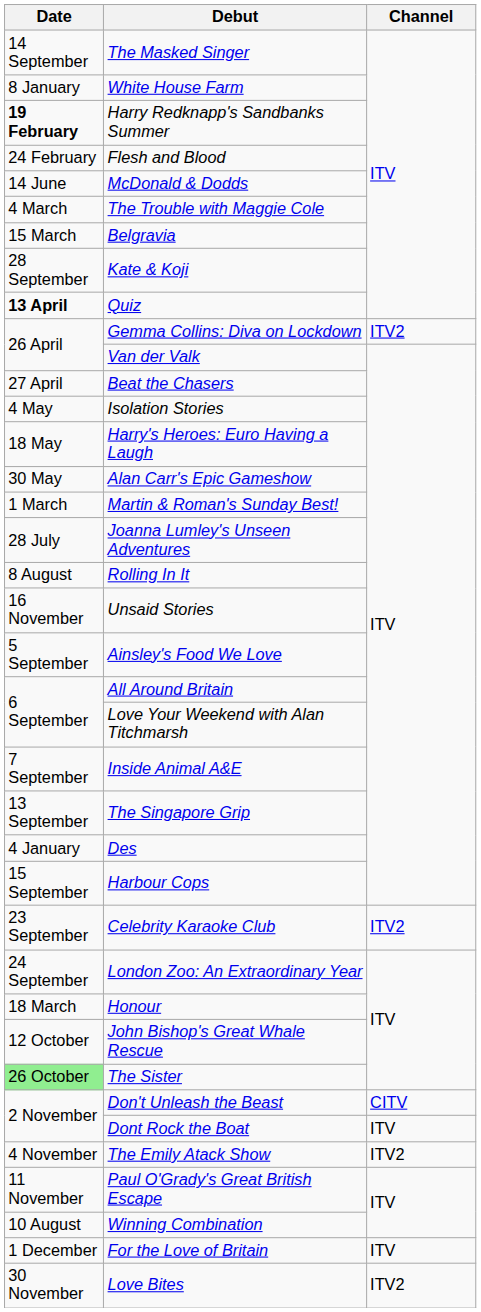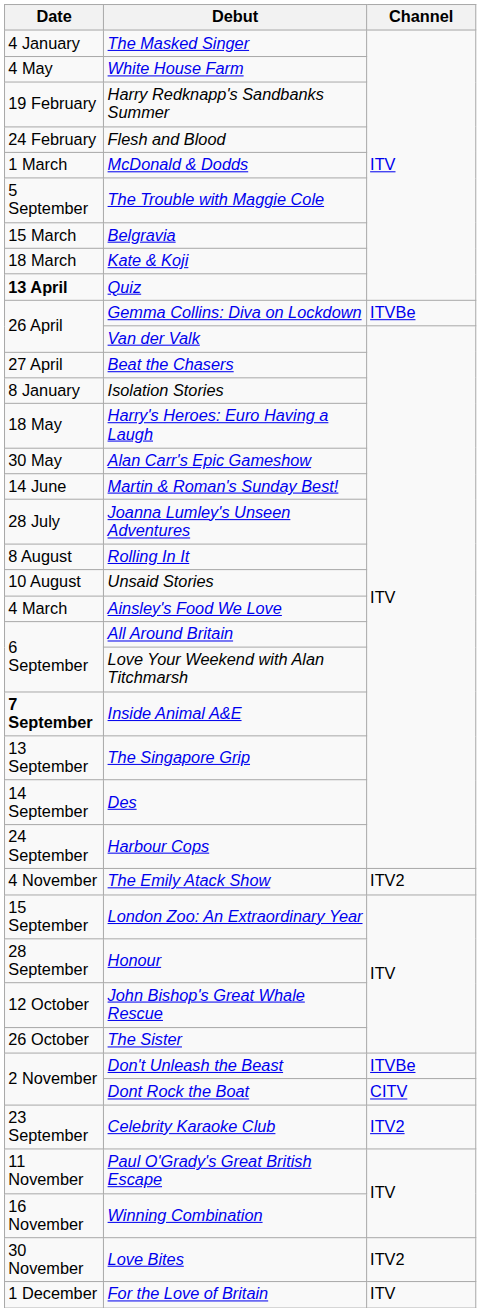(48, 52) 14 September -> (44, 43) 4 January
(44, 87) 8 January -> (30, 69) 4 May
(43, 122) bold -> (52, 104) normal
(37, 183) 14 June -> (38, 165) 1 March
(38, 209) 4 March -> (48, 200) 5 September
(48, 270) 28 September -> (42, 261) 18 March
(387, 331) ITV2 -> (393, 312) ITVBe
(30, 408) 4 May -> (44, 390) 8 January
(38, 505) 1 March -> (37, 486) 14 June
(46, 610) 16 November -> (45, 582) 10 August
(48, 654) 5 September -> (38, 608) 4 March
(48, 768) normal -> (50, 713) bold
(44, 848) 4 January -> (48, 802) 14 September
(48, 883) 15 September -> (48, 846) 24 September
rows swapped: (192, 927) <-> (189, 1154)
(48, 971) 24 September -> (48, 916) 15 September
(42, 1006) 18 March -> (48, 960) 28 September
(49, 1076) lightgreen background -> (49, 1040) no background
(389, 1102) CITV -> (393, 1066) ITVBe
(383, 1128) ITV -> (389, 1091) CITV
(45, 1224) 10 August -> (46, 1215) 16 November
rows swapped: (146, 1285) <-> (188, 1250)
